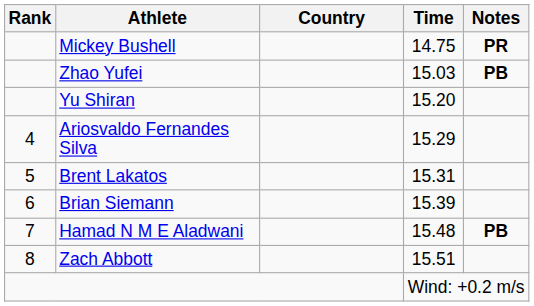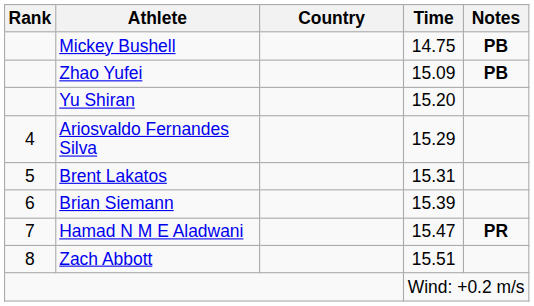(496, 45) PR -> (496, 45) PB
(434, 73) 15.03 -> (434, 73) 15.09
(434, 231) 15.48 -> (434, 231) 15.47
(496, 231) PB -> (496, 231) PR
